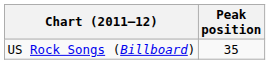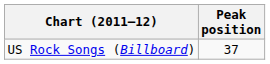(231, 49) 35 -> (231, 49) 37
